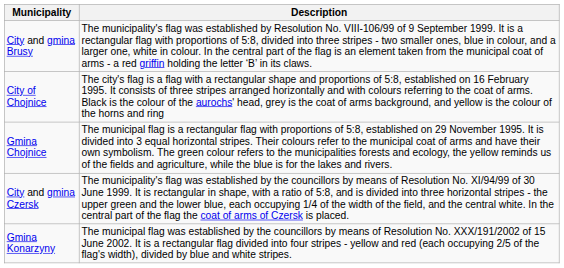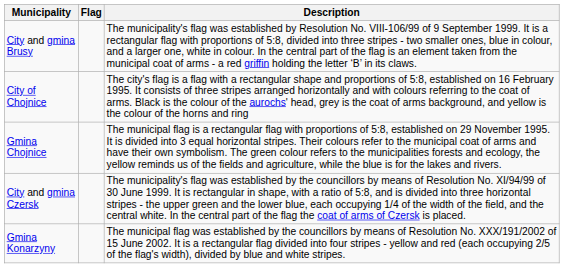+ column: (91, 12)
